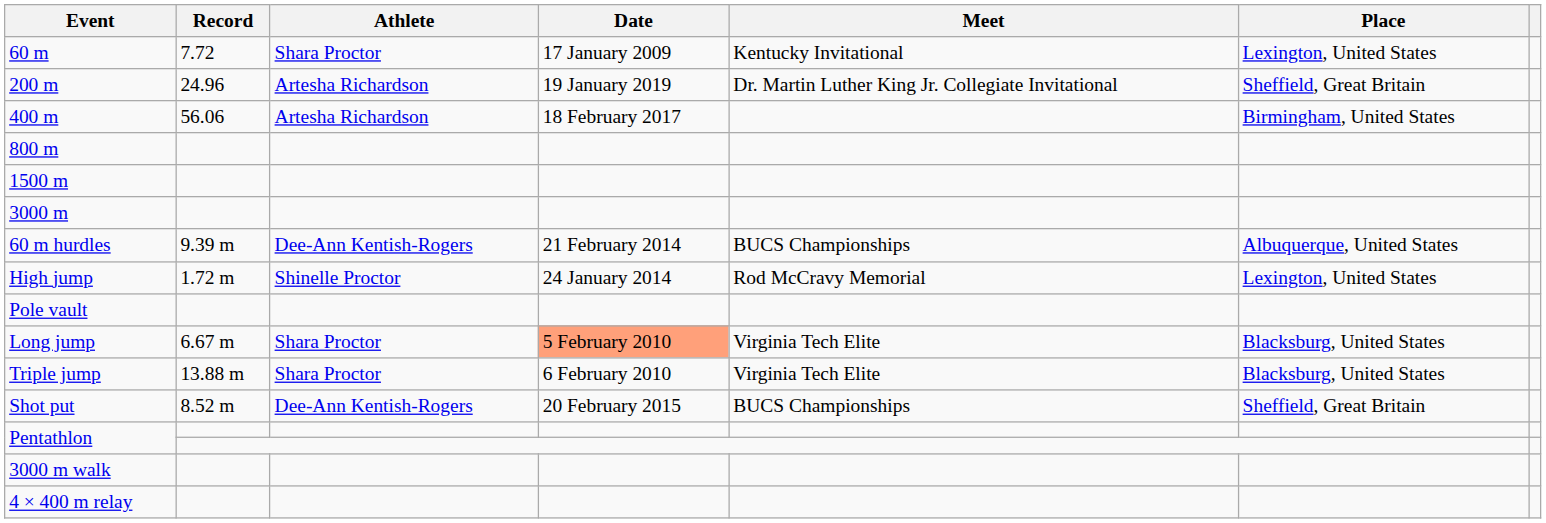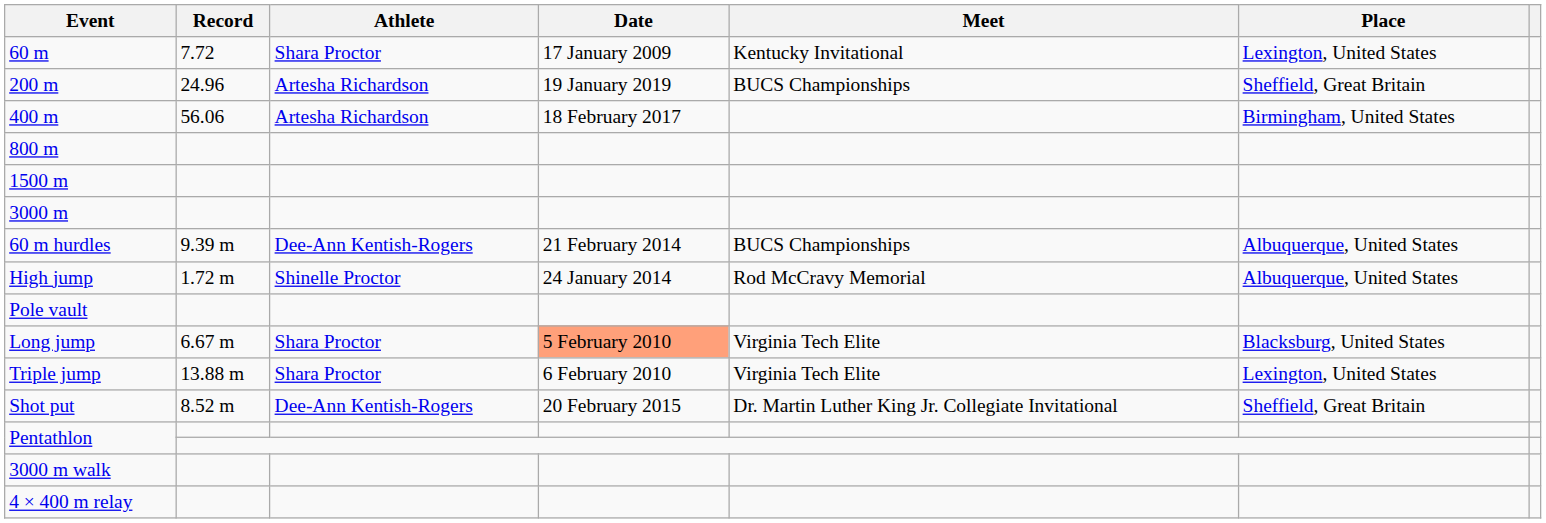(926, 84) Dr. Martin Luther King Jr. Collegiate Invitational -> (822, 84) BUCS Championships
(1340, 277) Lexington, United States -> (1350, 277) Albuquerque, United States
(1344, 373) Blacksburg, United States -> (1340, 373) Lexington, United States
(822, 405) BUCS Championships -> (926, 405) Dr. Martin Luther King Jr. Collegiate Invitational
